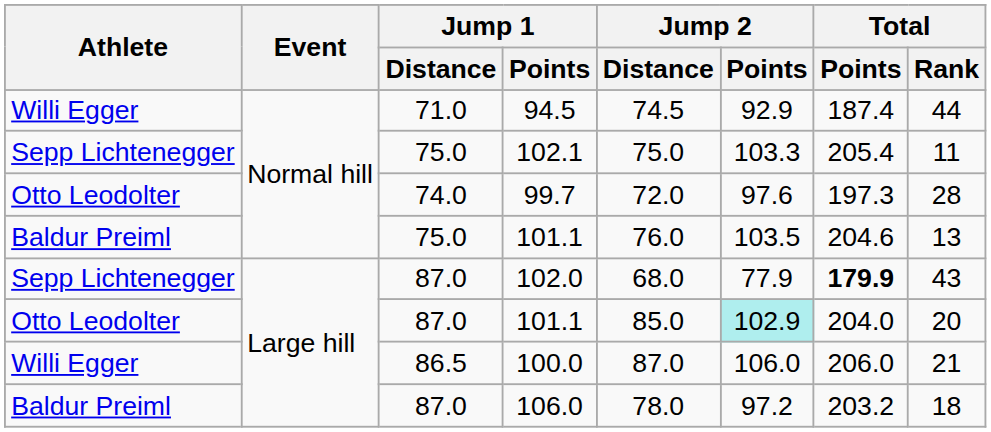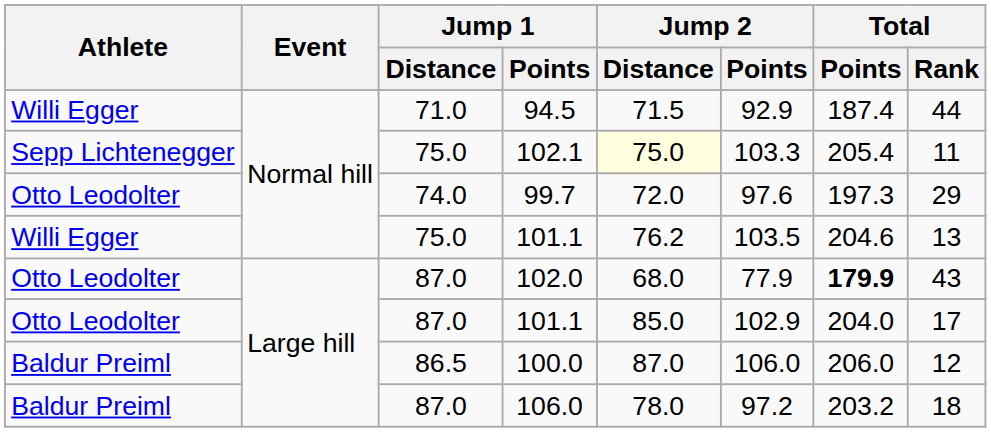(658, 111) 74.5 -> (658, 111) 71.5
(658, 153) no background -> (658, 153) lightyellow background
(947, 195) 28 -> (947, 195) 29
(91, 237) Baldur Preiml -> (75, 237) Willi Egger
(658, 237) 76.0 -> (658, 237) 76.2
(123, 279) Sepp Lichtenegger -> (96, 279) Otto Leodolter
(767, 321) paleturquoise background -> (767, 321) no background
(947, 321) 20 -> (947, 321) 17
(75, 363) Willi Egger -> (91, 363) Baldur Preiml
(947, 363) 21 -> (947, 363) 12
